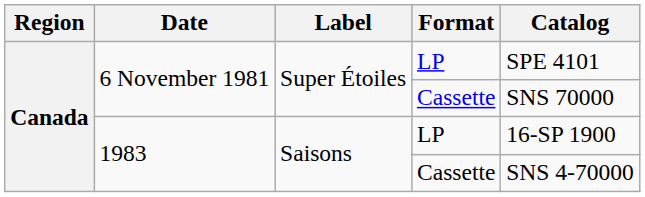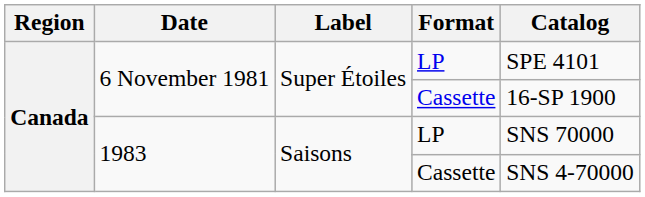(560, 97) SNS 70000 -> (561, 97) 16-SP 1900
(561, 135) 16-SP 1900 -> (560, 135) SNS 70000
